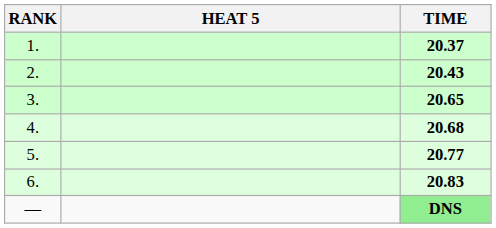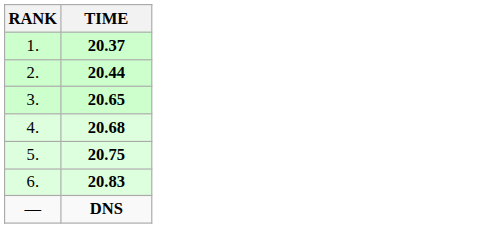- column: (231, 18)
(445, 73) 20.43 -> (106, 73) 20.44
(445, 155) 20.77 -> (106, 155) 20.75
(445, 209) lightgreen background -> (106, 209) no background
